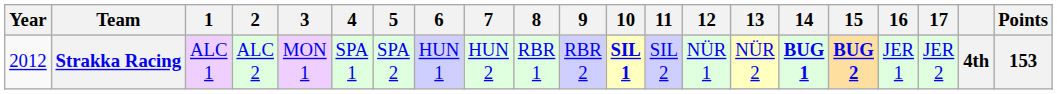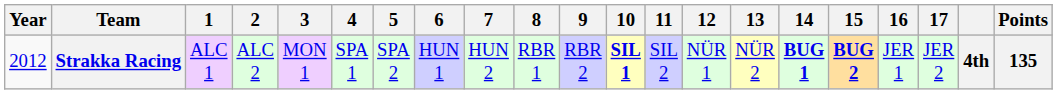(1023, 61) 153 -> (1023, 61) 135
